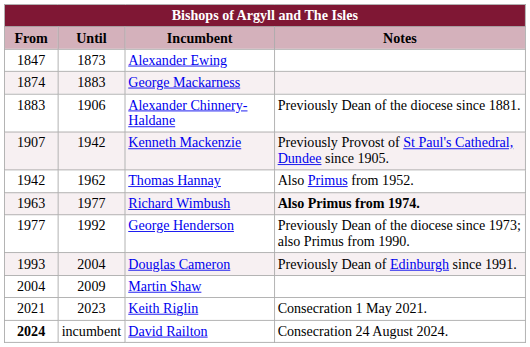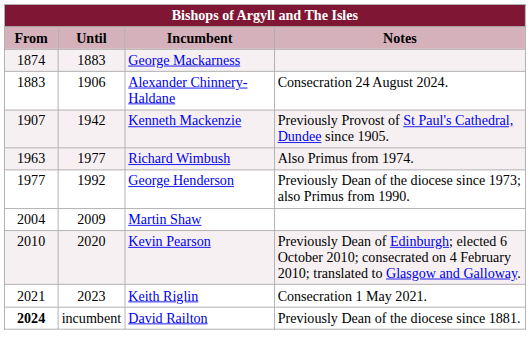- row: (178, 60)
(399, 104) Previously Dean of the diocese since 1881. -> (363, 82) Consecration 24 August 2024.
- row: (175, 181)
(349, 203) bold -> (346, 158) normal
- row: (179, 264)
+ row: (170, 241)
(363, 331) Consecration 24 August 2024. -> (399, 318) Previously Dean of the diocese since 1881.
